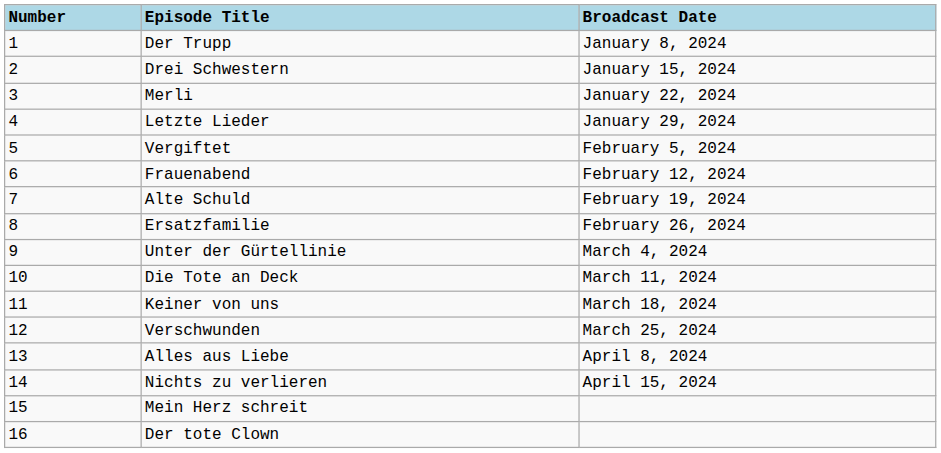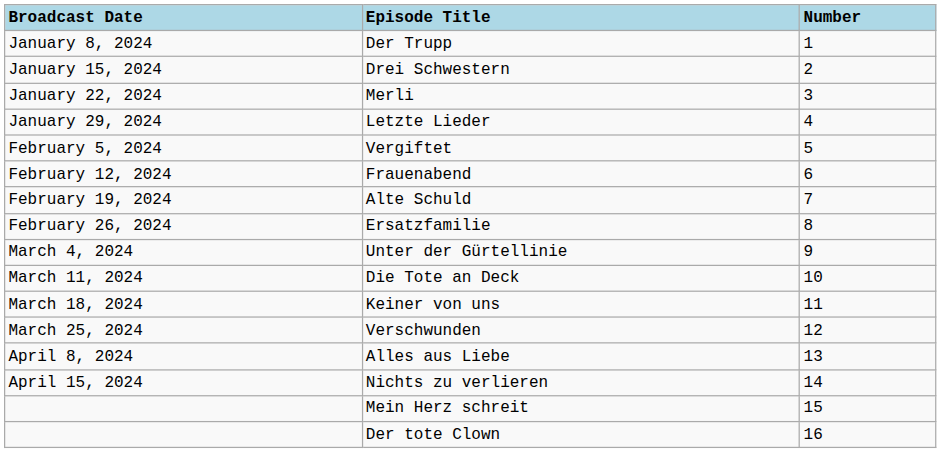columns swapped: (37, 18) <-> (650, 18)
